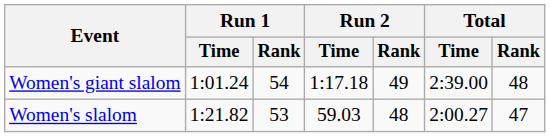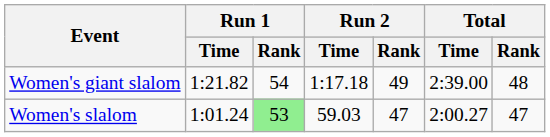(219, 83) 1:01.24 -> (219, 83) 1:21.82
(219, 115) 1:21.82 -> (219, 115) 1:01.24
(279, 115) no background -> (279, 115) lightgreen background
(399, 115) 48 -> (399, 115) 47
